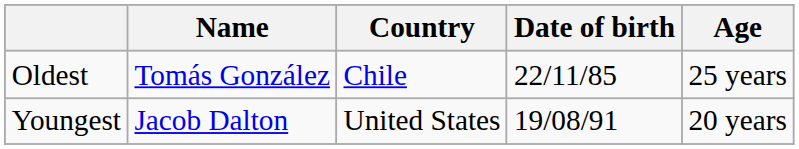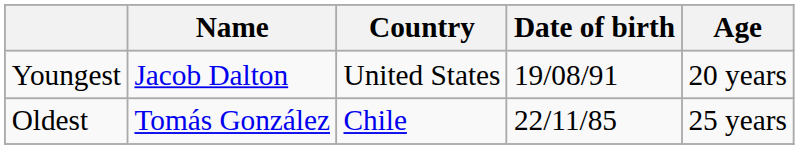rows swapped: (66, 120) <-> (50, 74)
